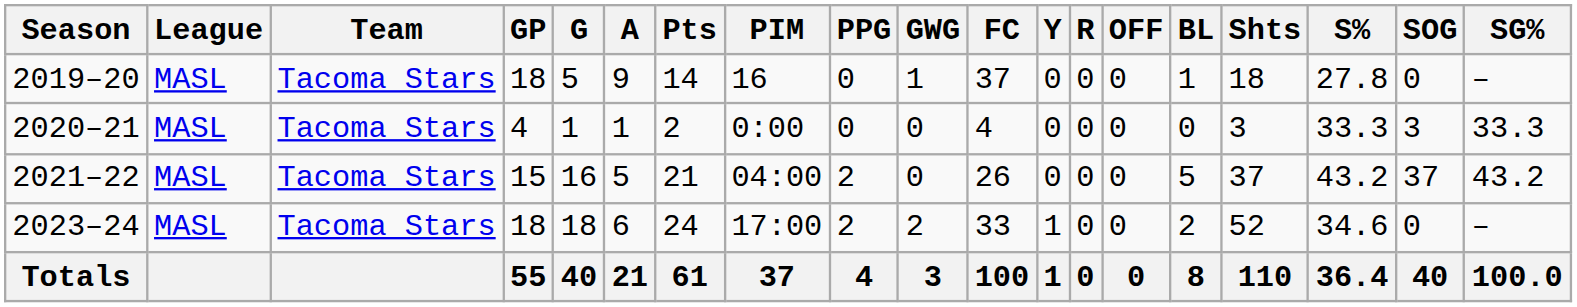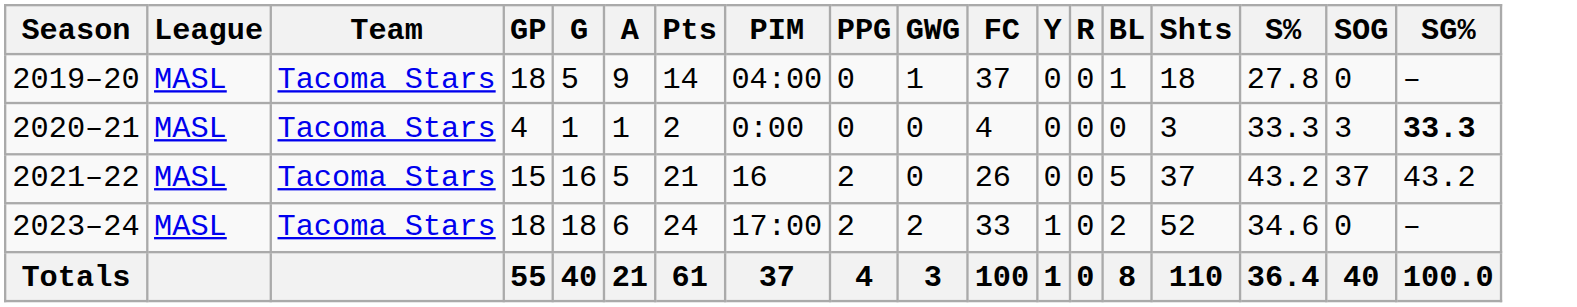- column: (1136, 30)
(750, 79) 16 -> (777, 79) 04:00
(1508, 129) normal -> (1439, 129) bold
(777, 178) 04:00 -> (750, 178) 16
